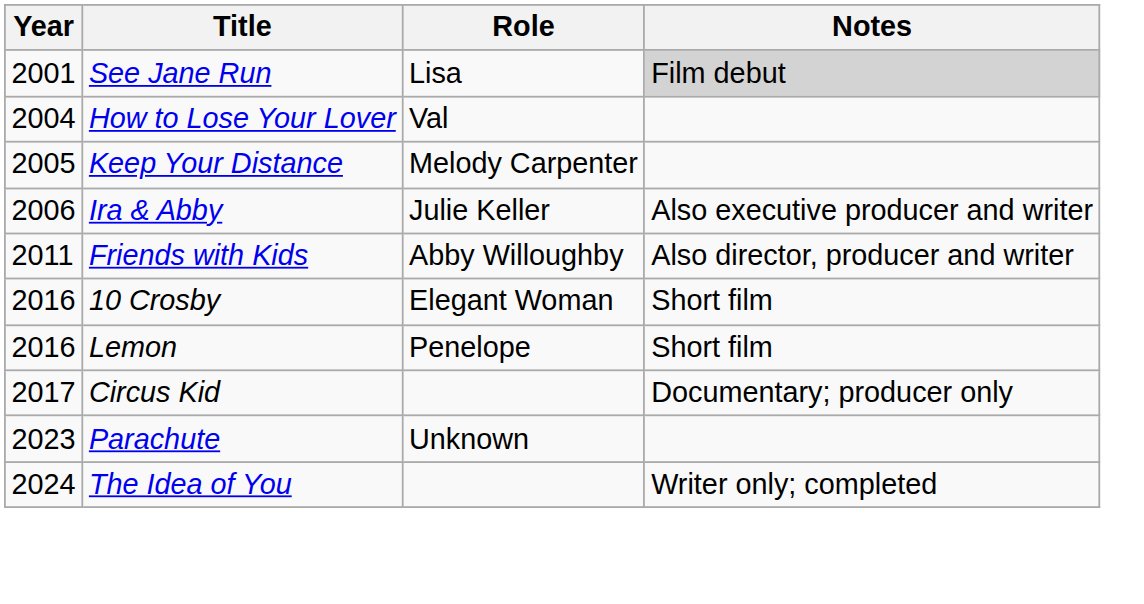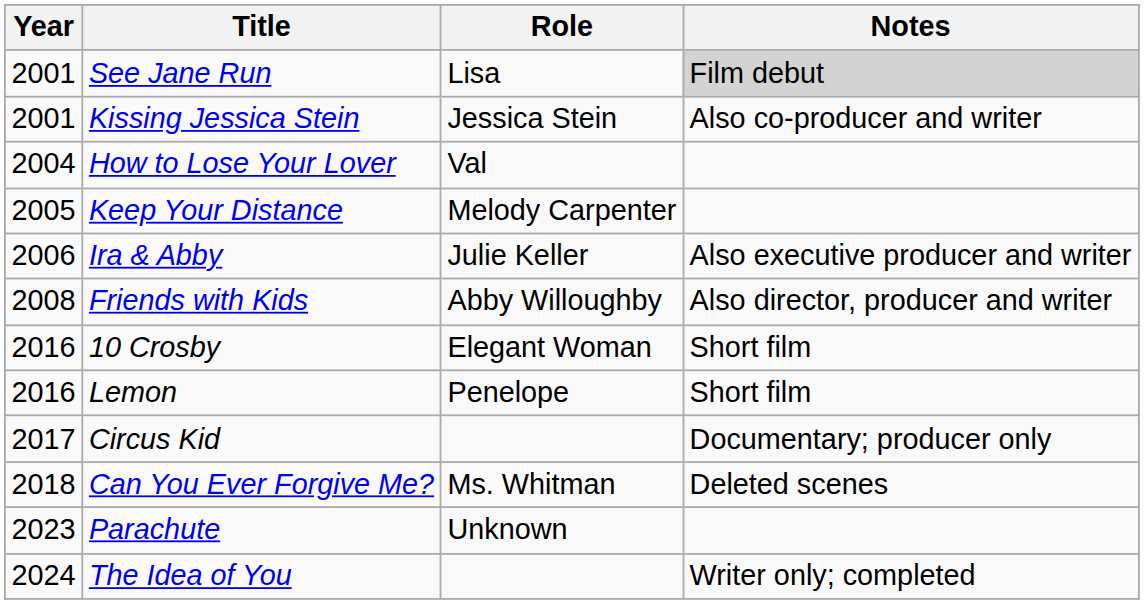+ row: (224, 118)
(43, 255) 2011 -> (44, 301) 2008
+ row: (262, 484)
